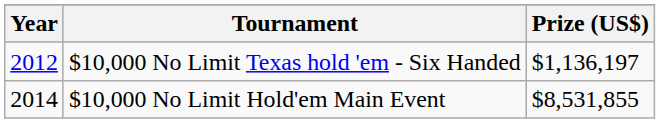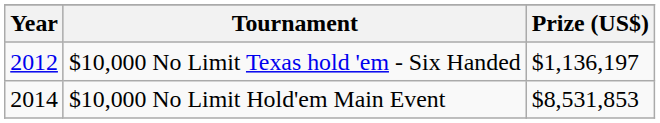(585, 99) $8,531,855 -> (585, 99) $8,531,853
